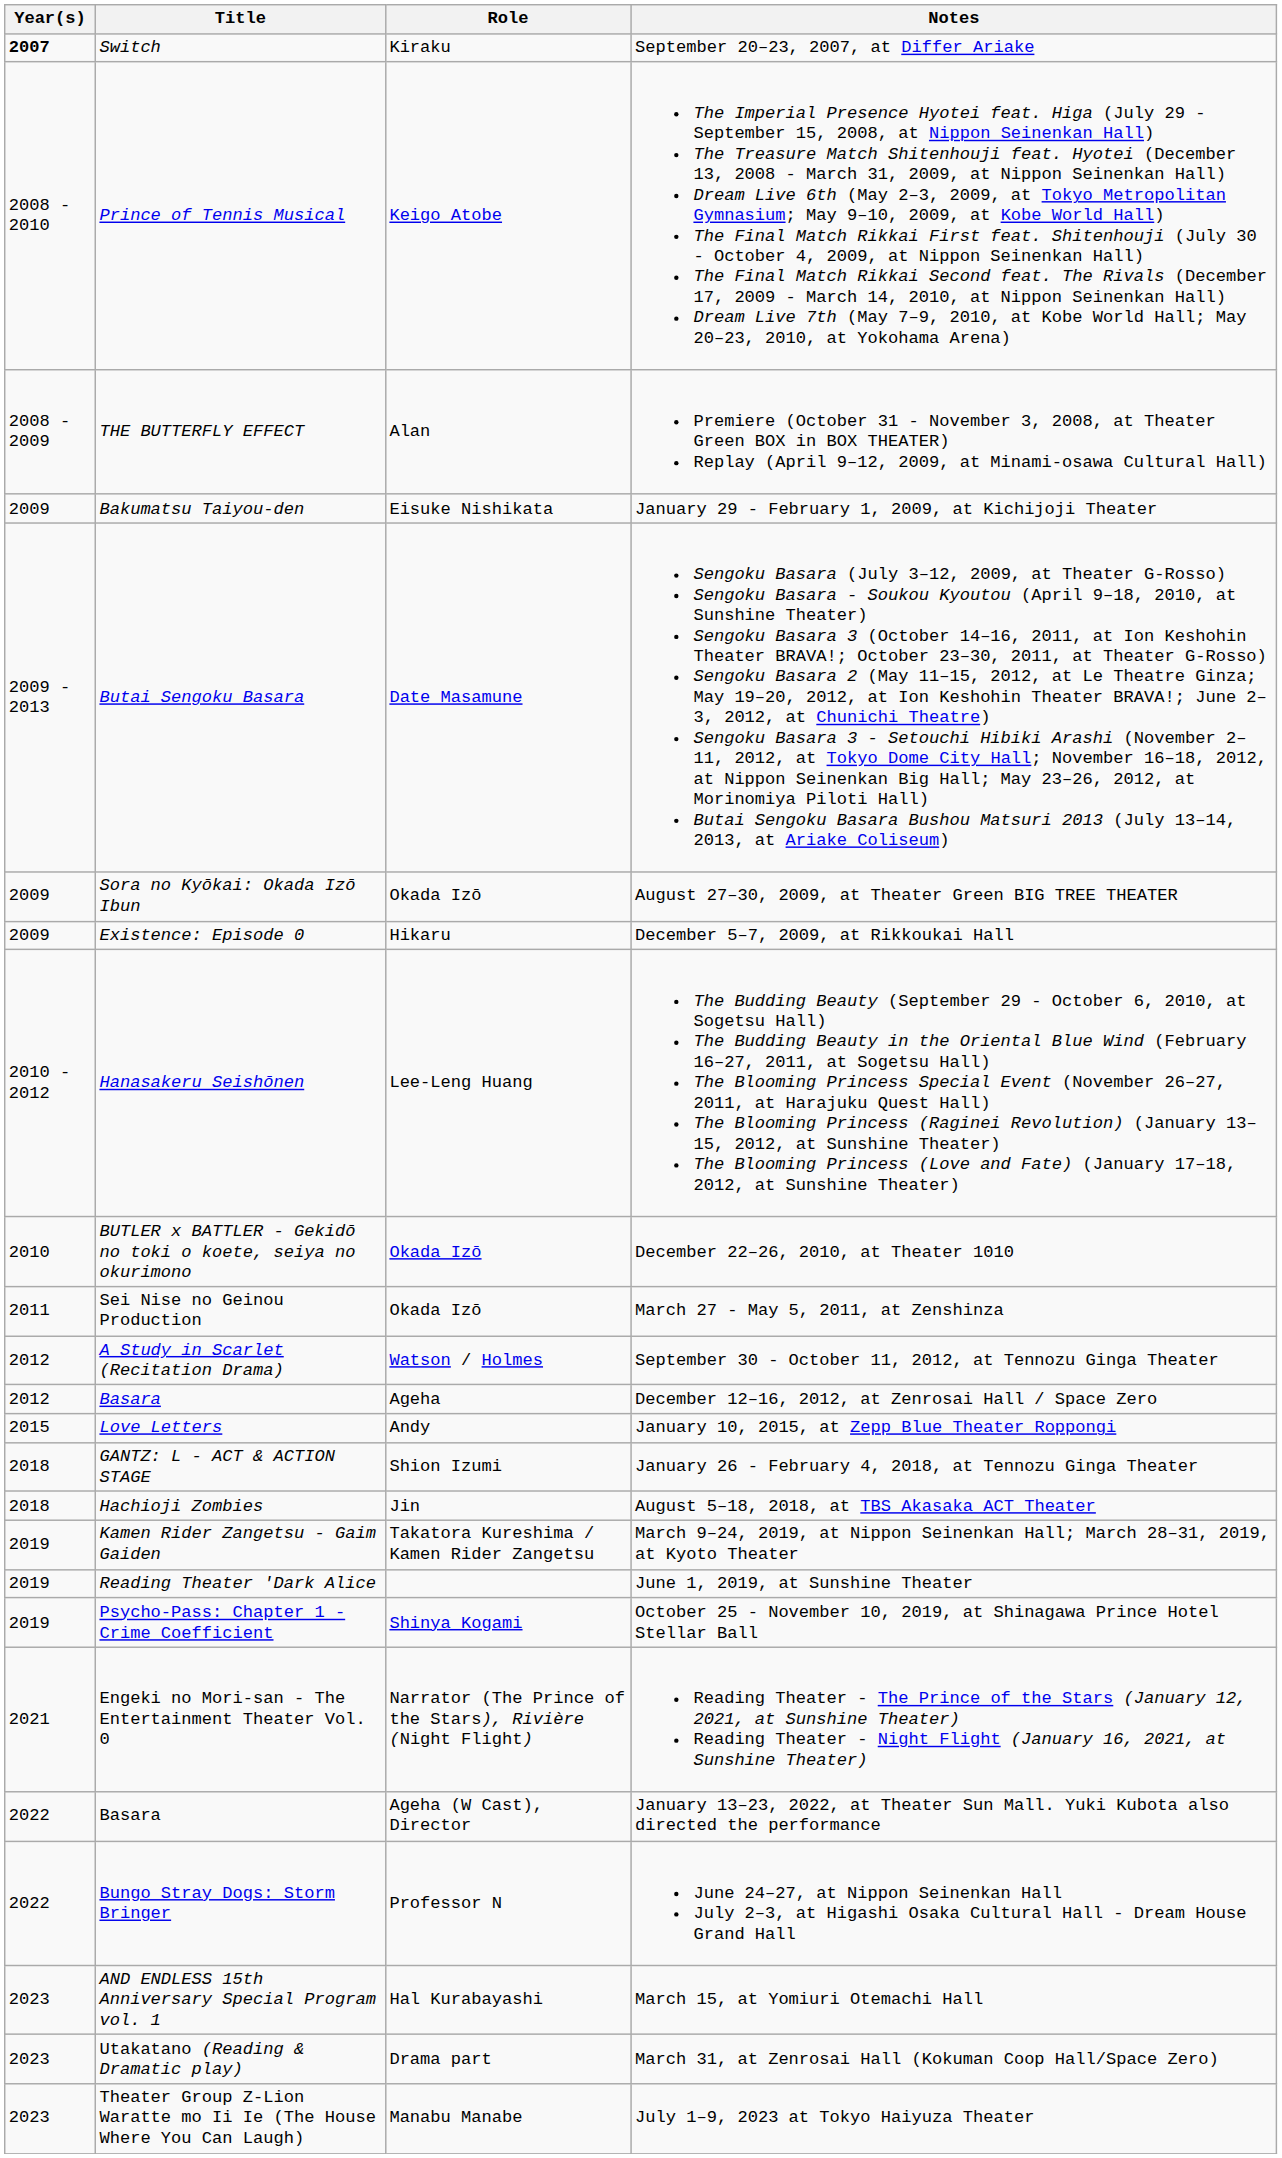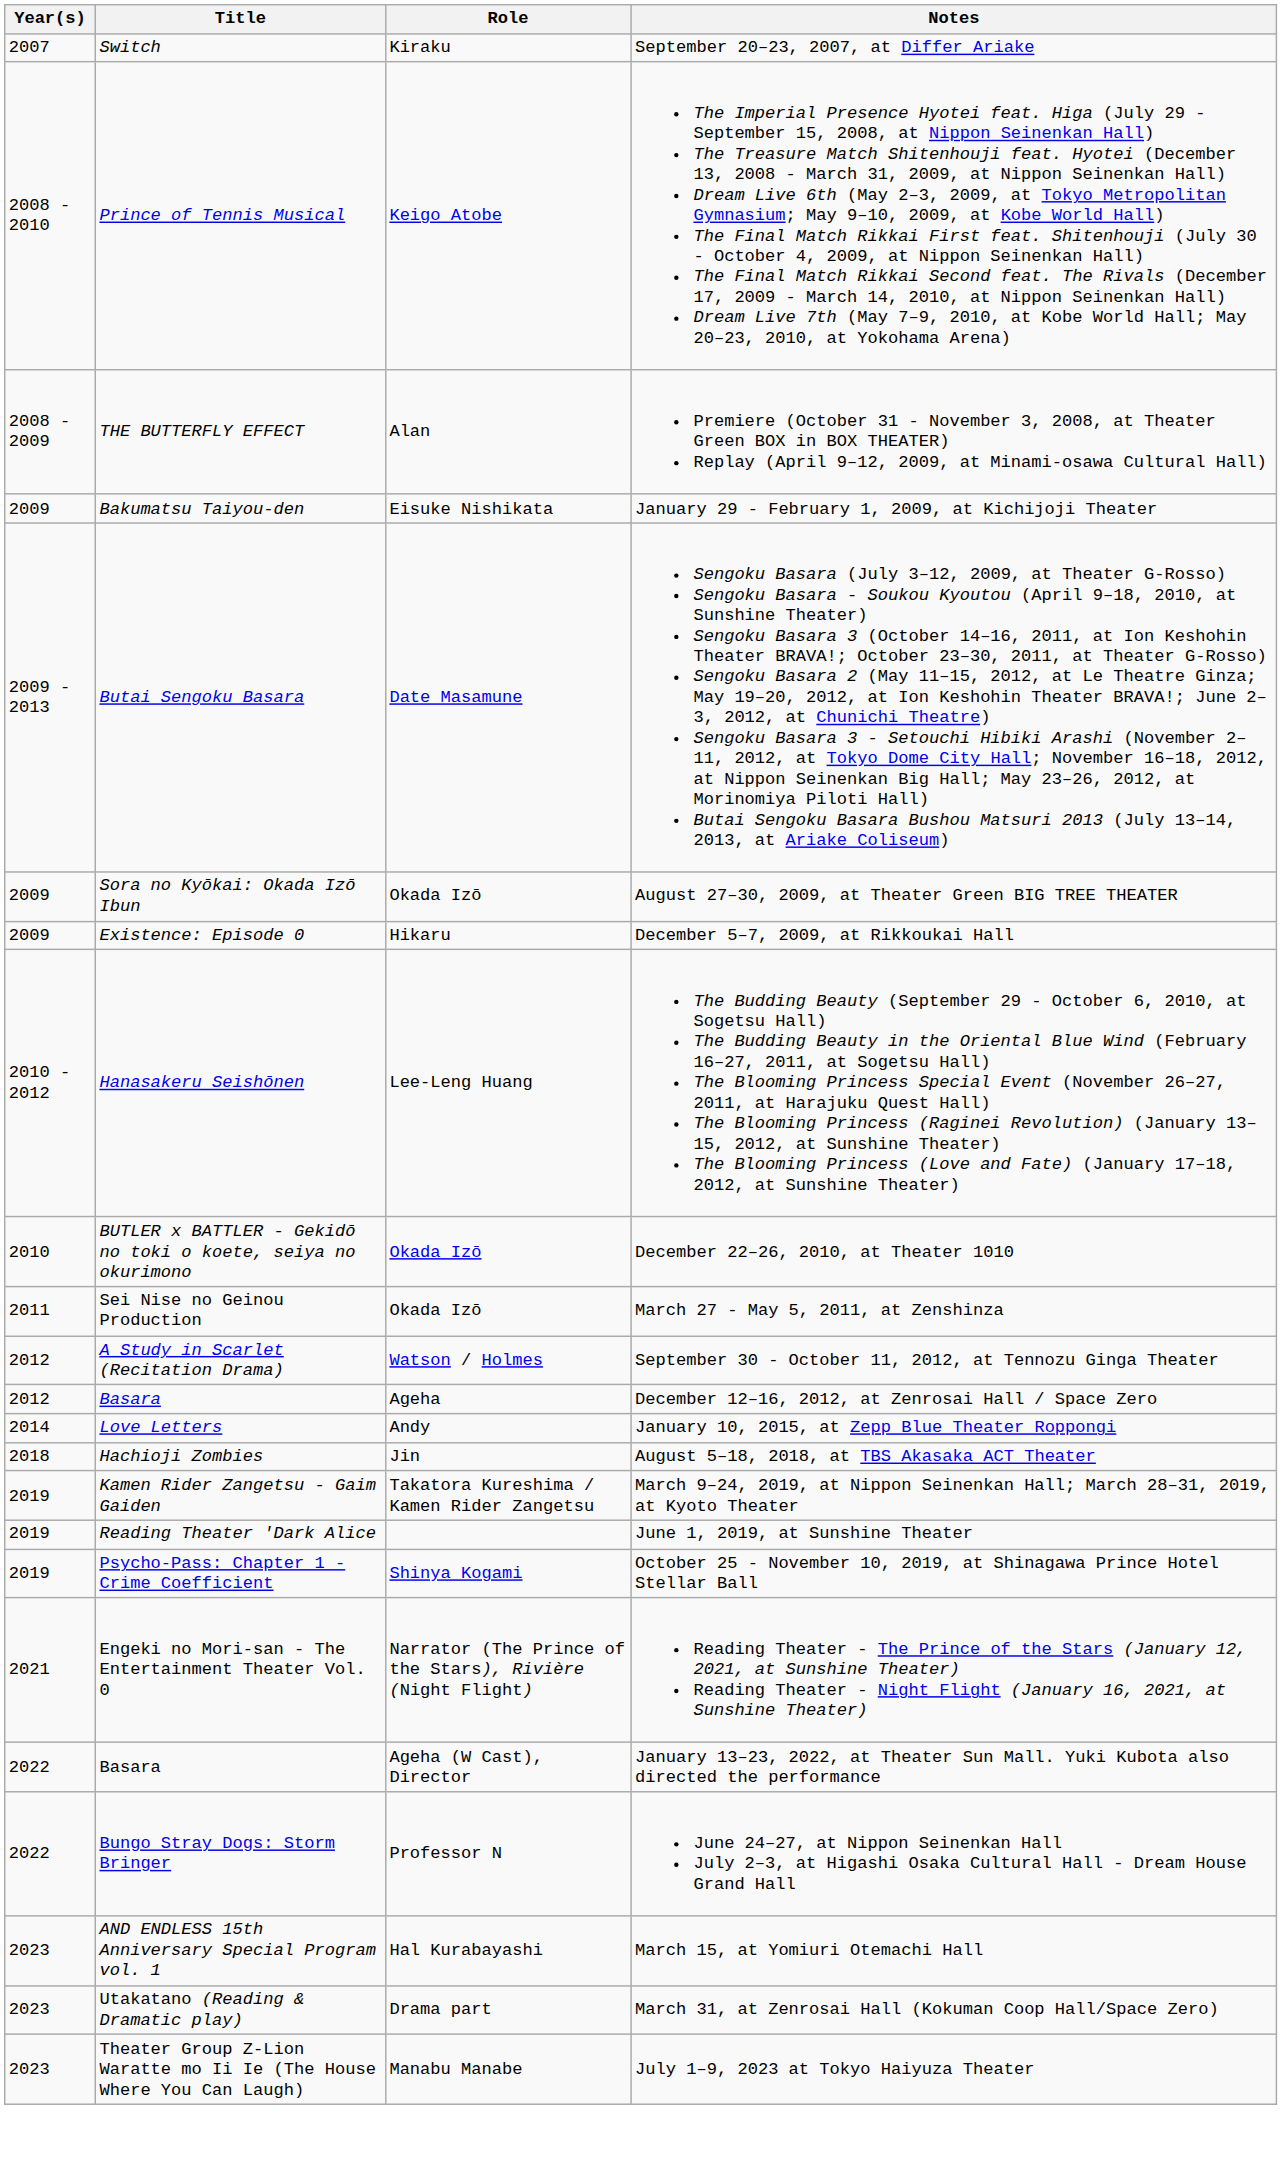(29, 47) bold -> (29, 47) normal
(29, 1428) 2015 -> (29, 1428) 2014
- row: (917, 1467)
